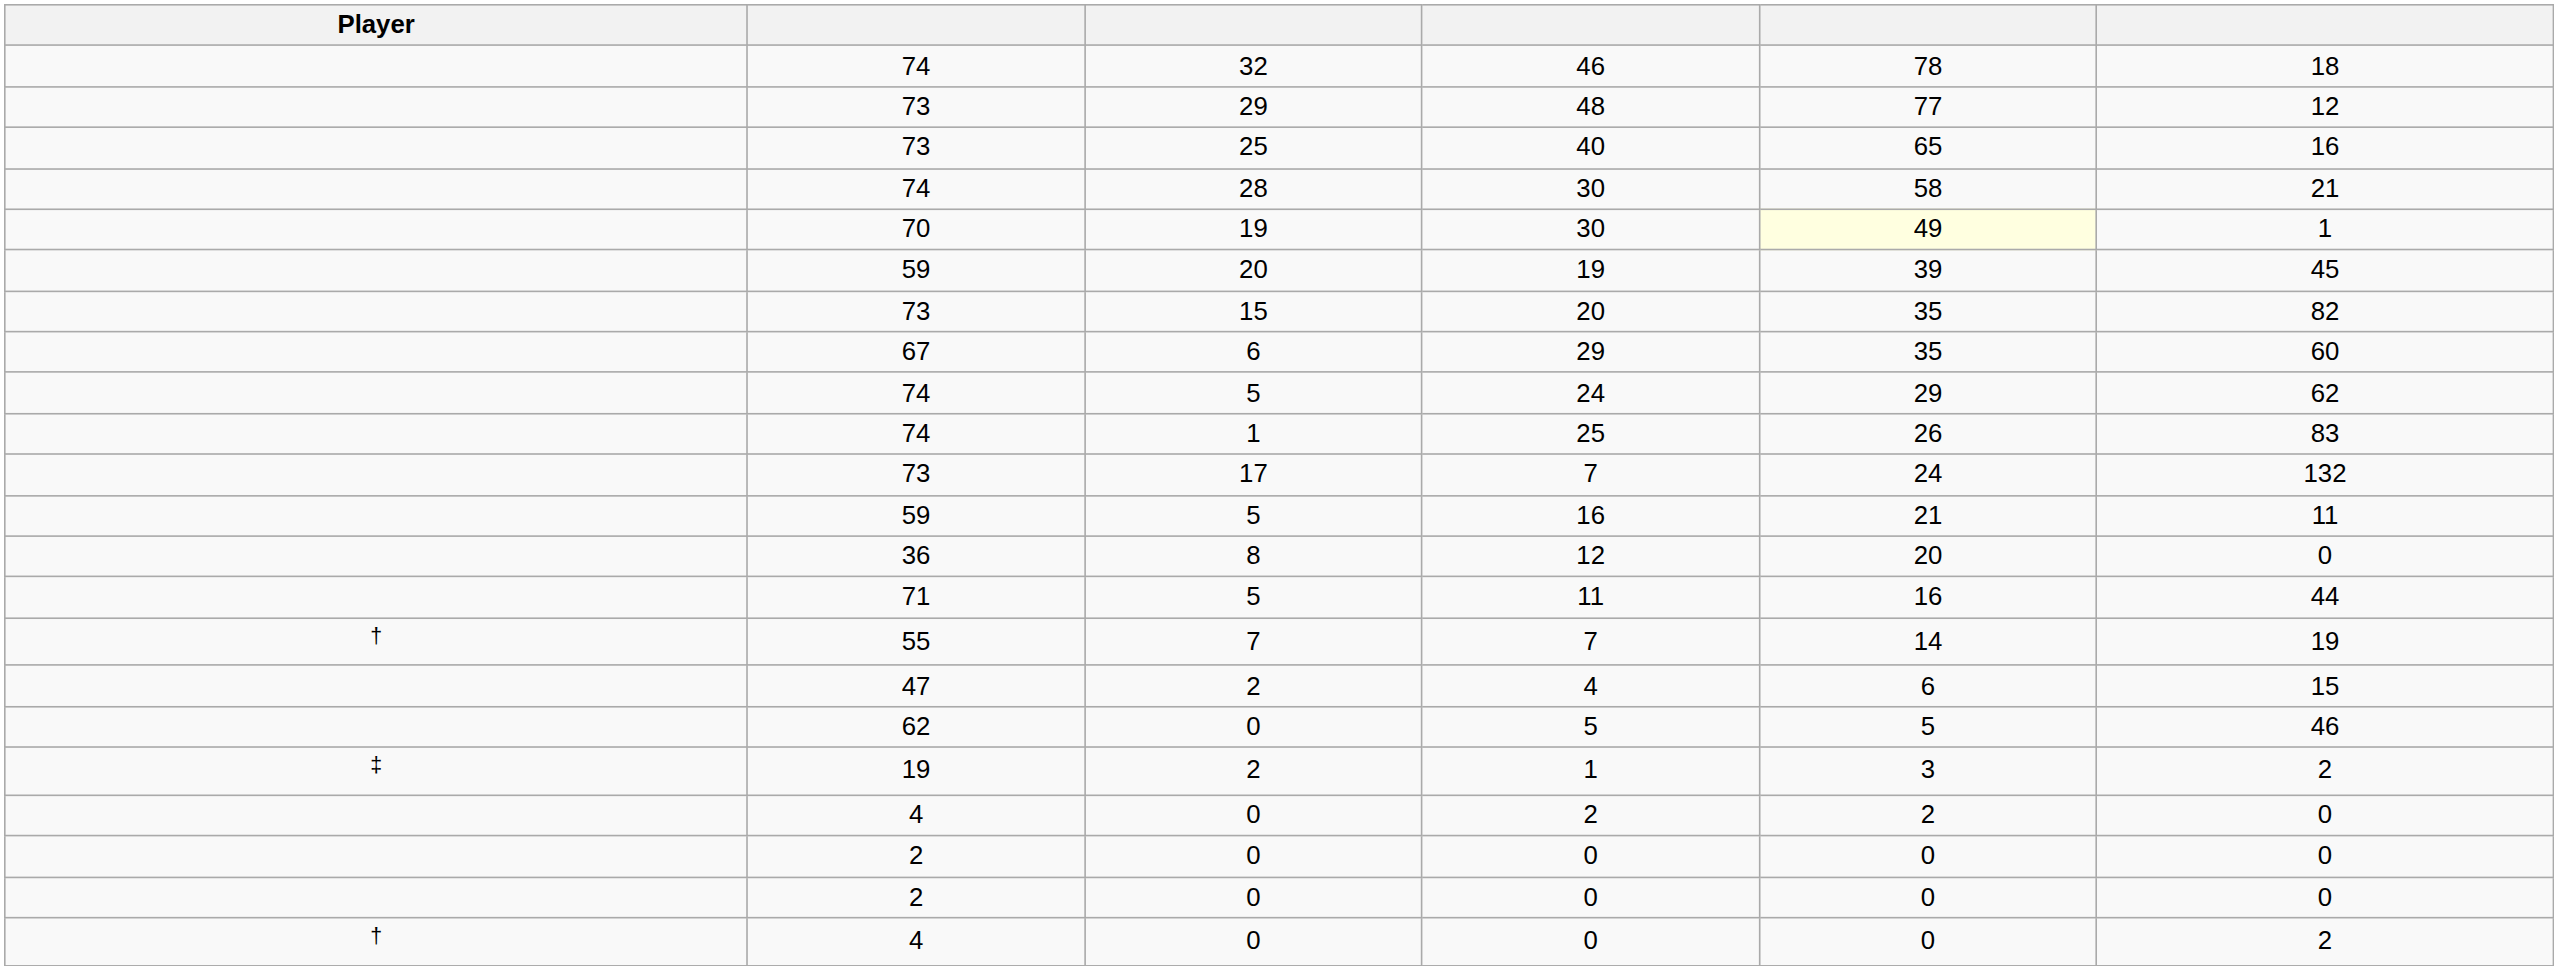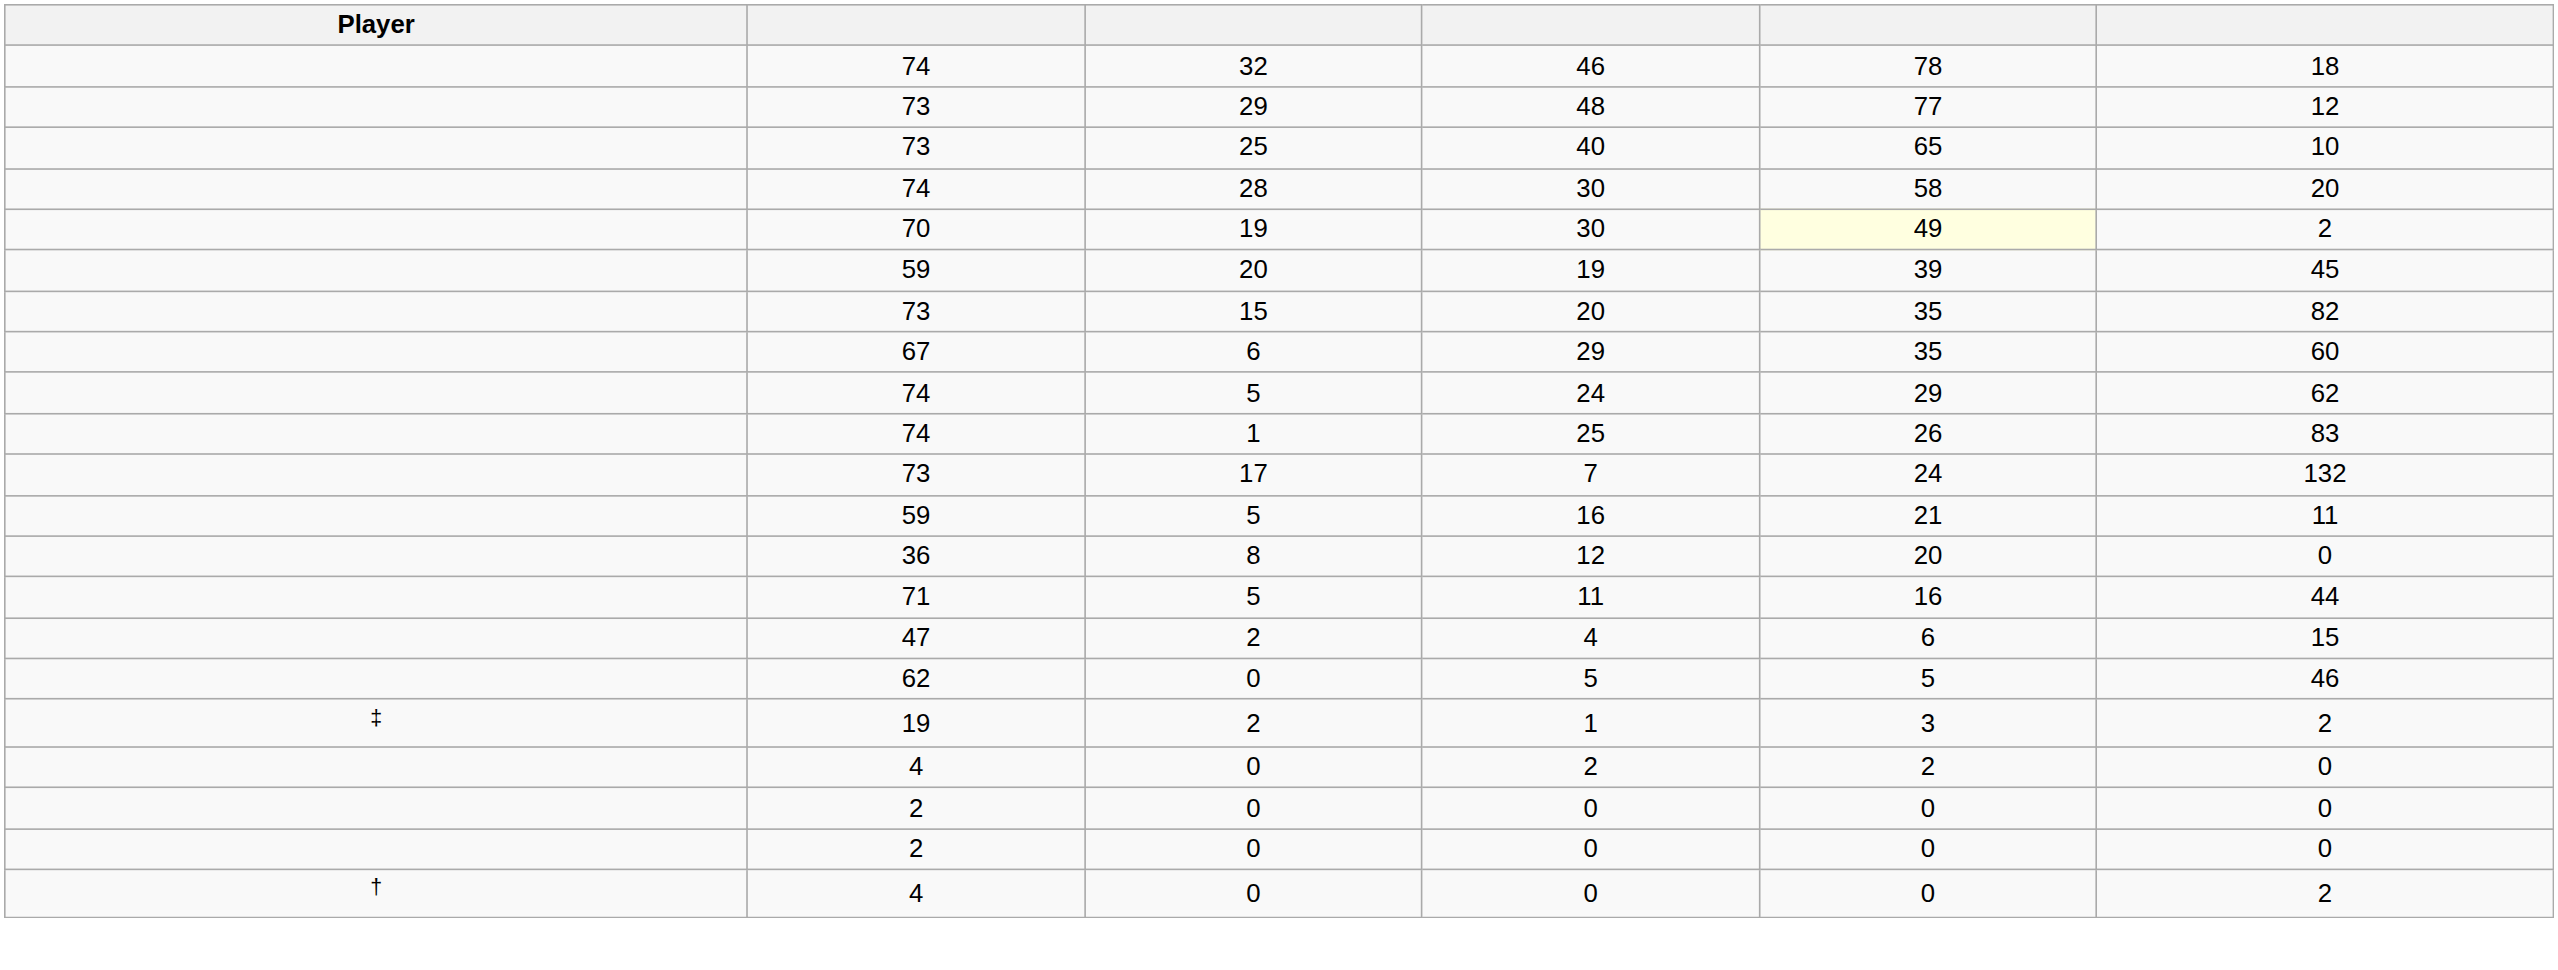(2325, 147) 16 -> (2325, 147) 10
(2325, 188) 21 -> (2325, 188) 20
(2325, 229) 1 -> (2325, 229) 2
- row: (916, 641)
